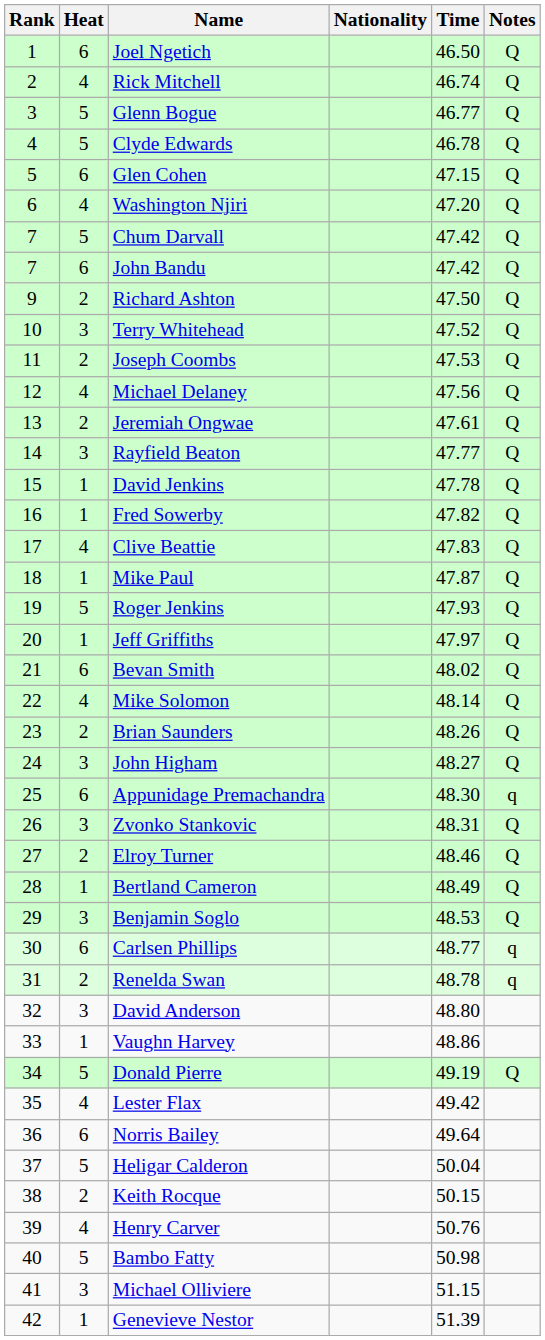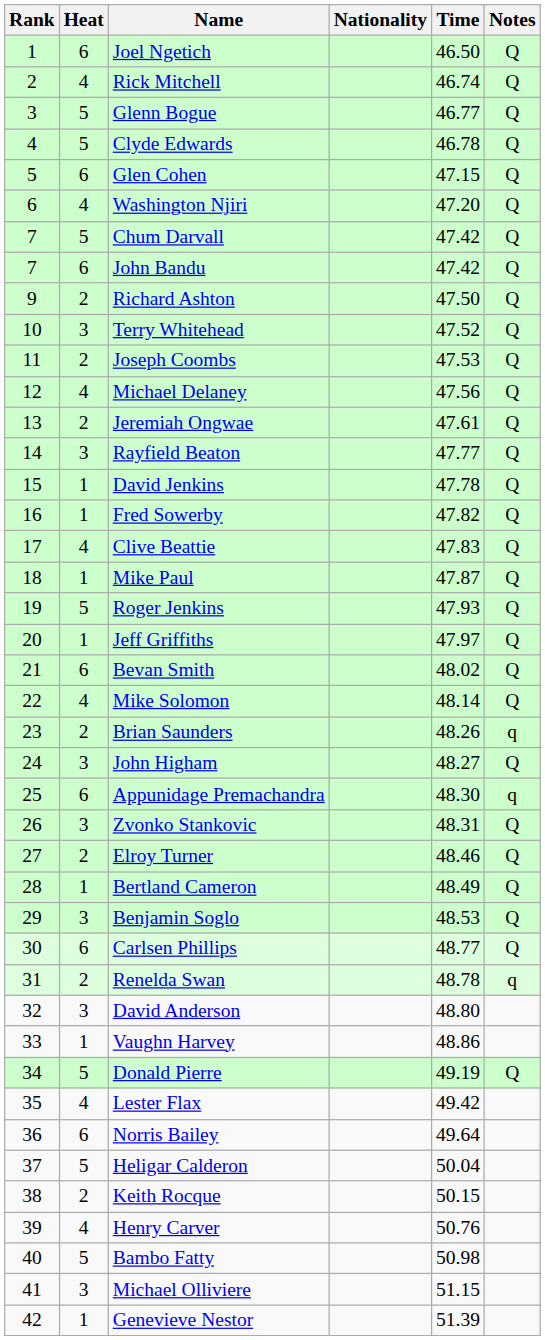(512, 732) Q -> (512, 732) q
(512, 948) q -> (512, 948) Q
